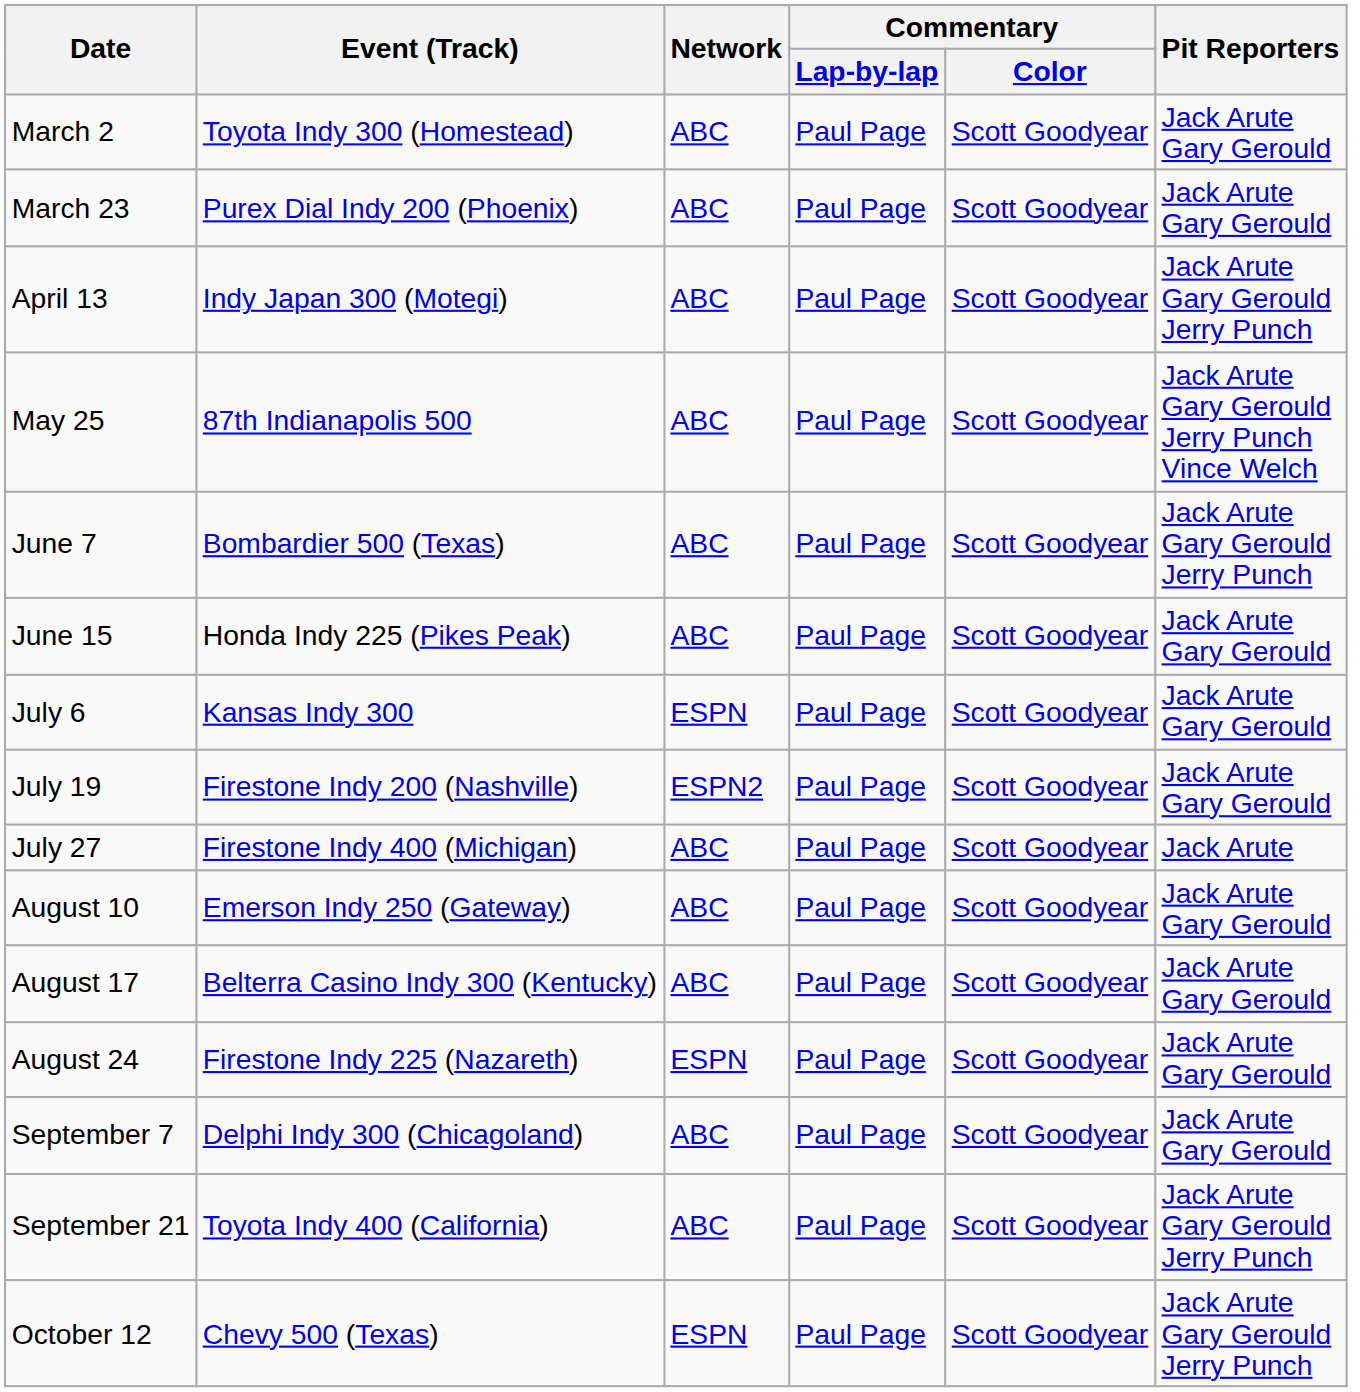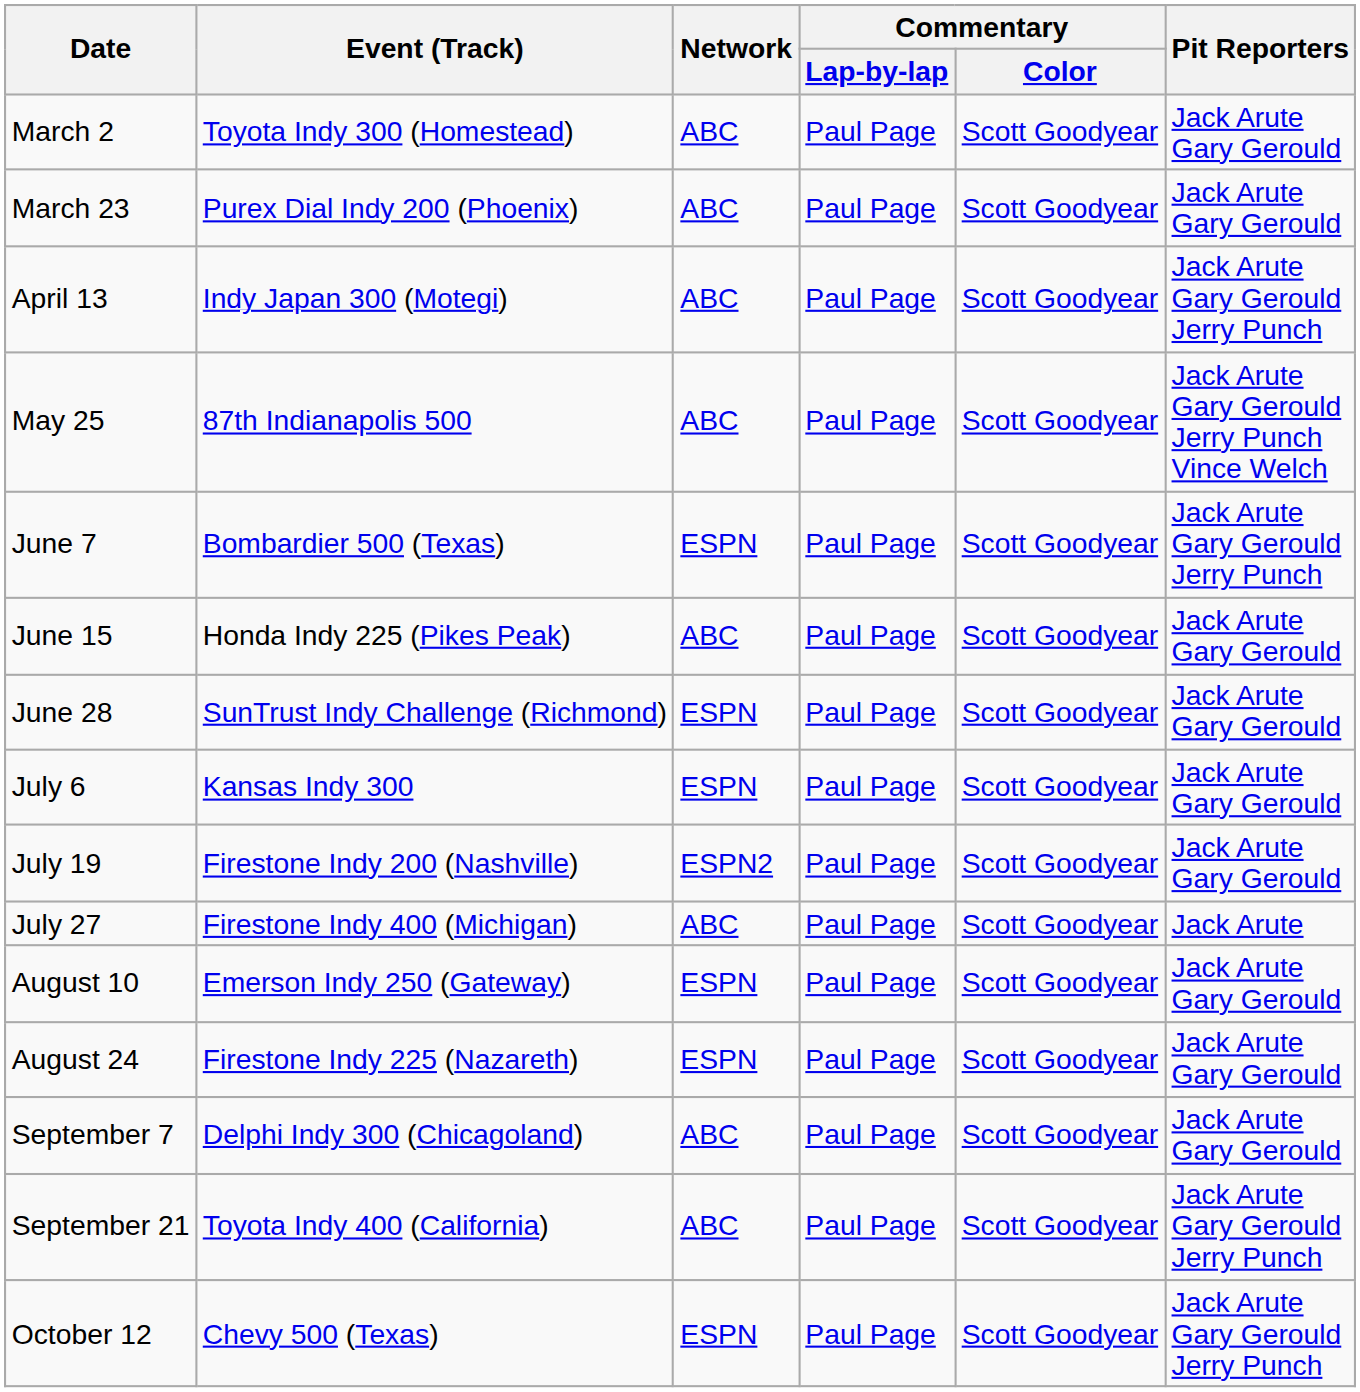(699, 544) ABC -> (719, 544) ESPN
+ row: (62, 711)
(699, 907) ABC -> (719, 983) ESPN
- row: (75, 983)
